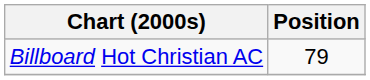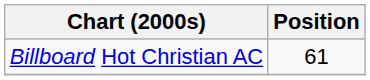(316, 56) 79 -> (316, 56) 61
